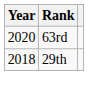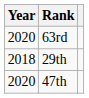+ row: (54, 81)
